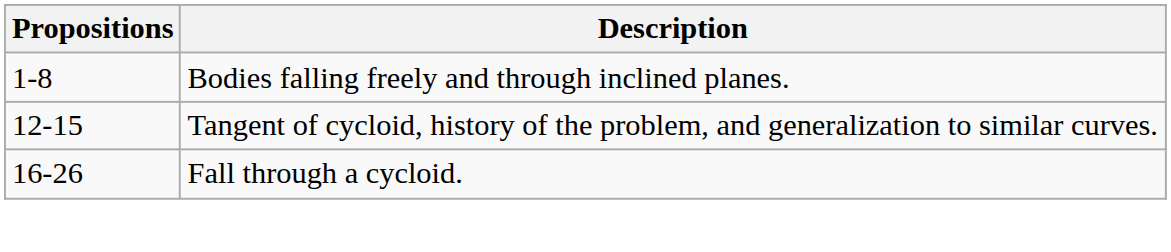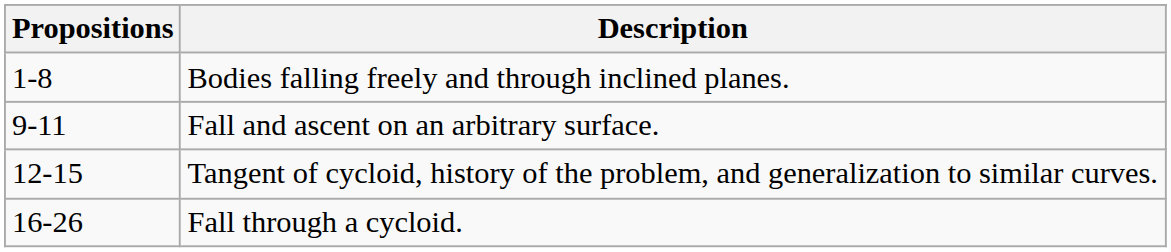+ row: (424, 125)
